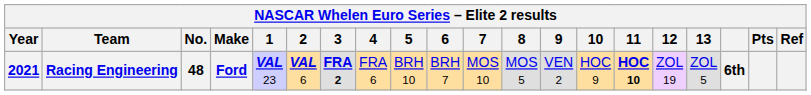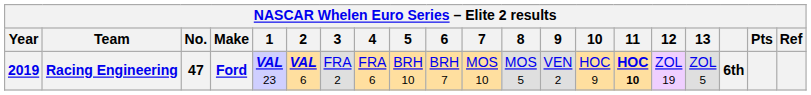(24, 71) 2021 -> (24, 71) 2019
(196, 71) 48 -> (196, 71) 47
(338, 71) bold -> (338, 70) normal
